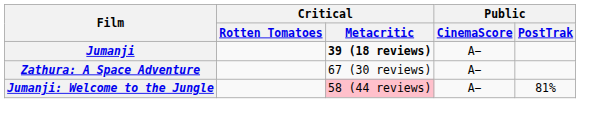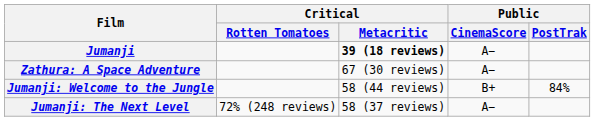(380, 88) pink background -> (393, 88) no background
(475, 88) A− -> (488, 88) B+
(546, 88) 81% -> (559, 88) 84%
+ row: (110, 107)
